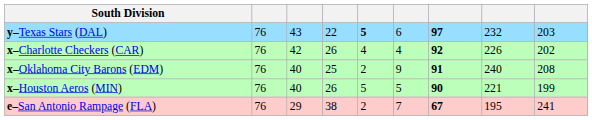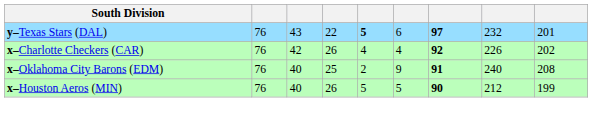(546, 32) 203 -> (546, 32) 201
(493, 87) 221 -> (493, 87) 212
- row: (82, 106)
